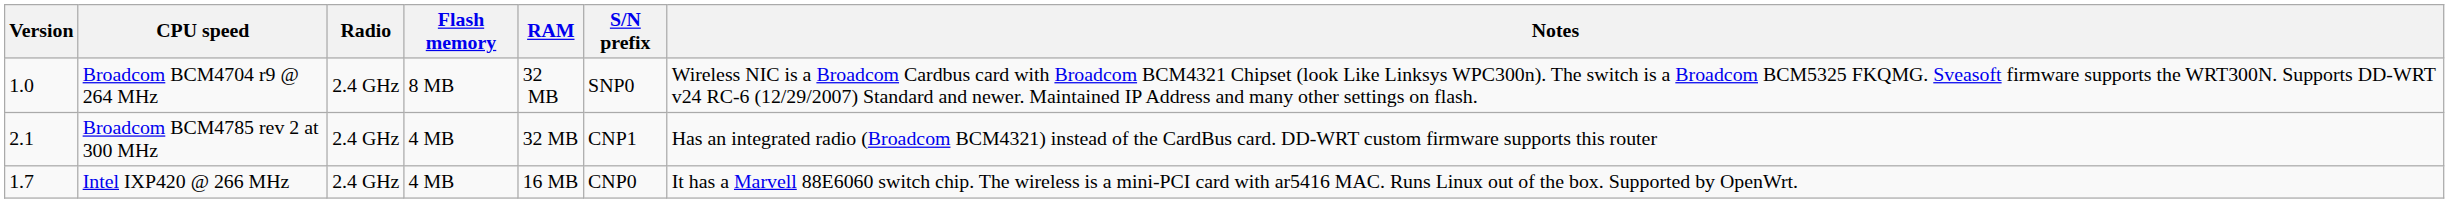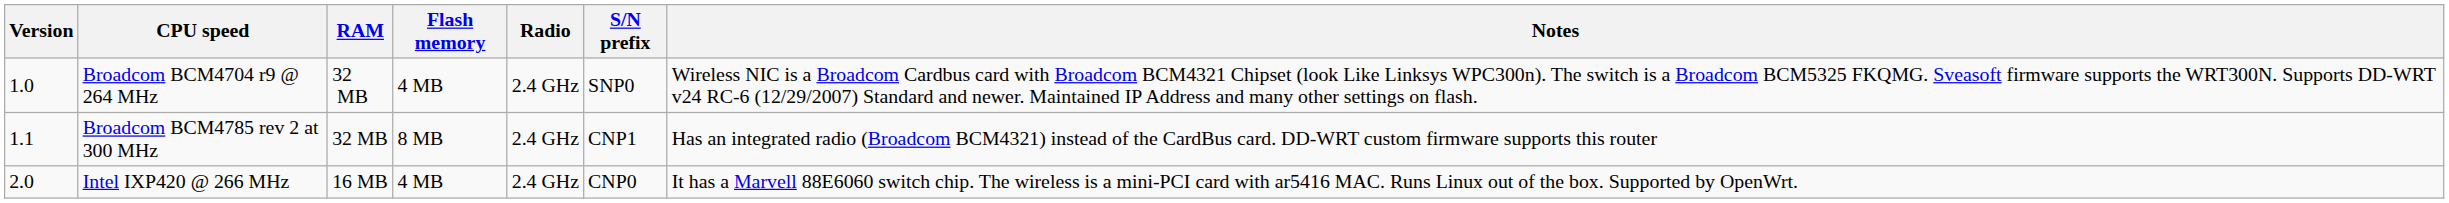columns swapped: (551, 31) <-> (366, 31)
(431, 85) 8 MB -> (420, 85) 4 MB
(22, 138) 2.1 -> (22, 138) 1.1
(431, 138) 4 MB -> (420, 138) 8 MB
(22, 181) 1.7 -> (22, 181) 2.0
